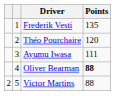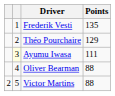(92, 39) 120 -> (92, 39) 129
(90, 68) bold -> (90, 68) normal
